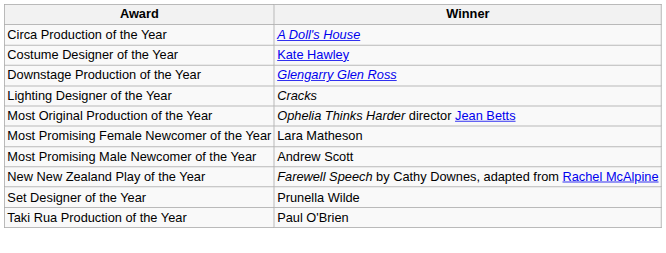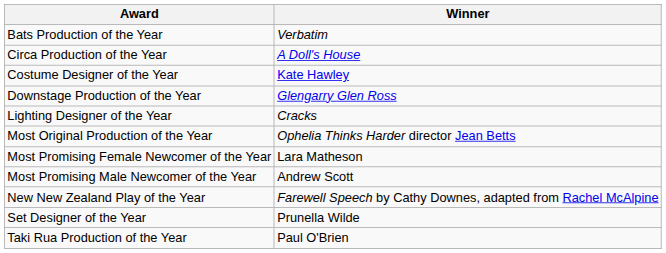+ row: (85, 34)
